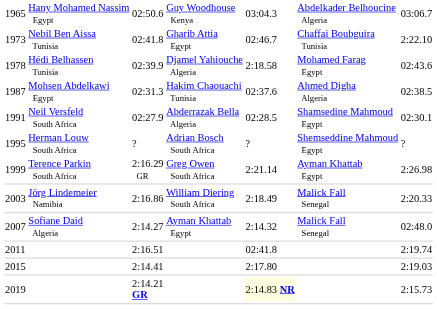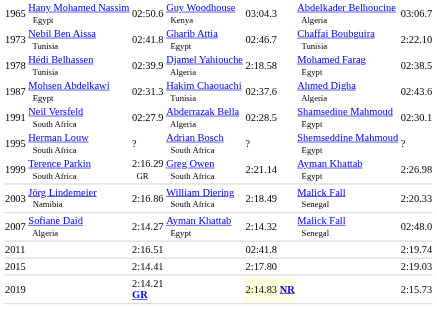(416, 65) 02:43.6 -> (416, 65) 02:38.5
(416, 91) 02:38.5 -> (416, 91) 02:43.6
